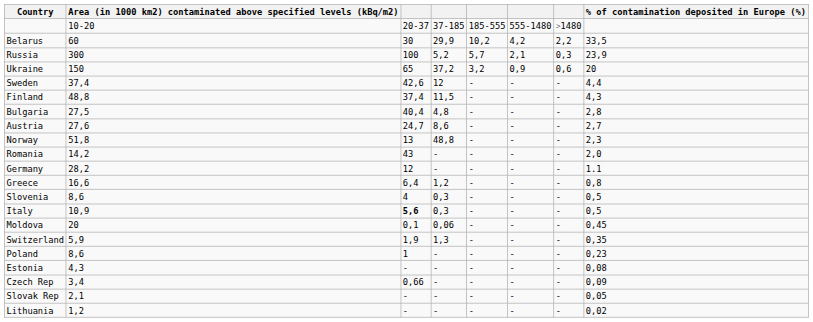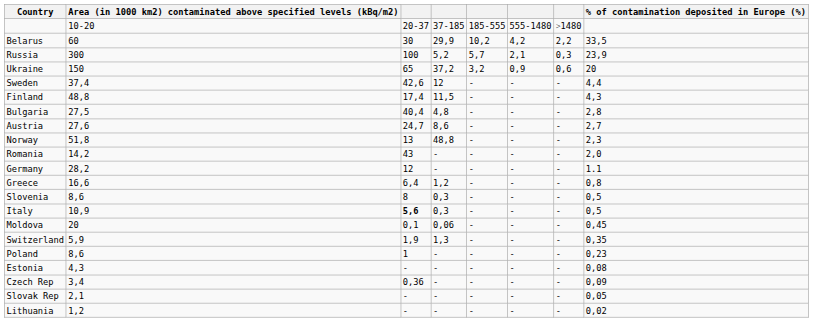(413, 97) 37,4 -> (413, 97) 17,4
(405, 197) 4 -> (405, 197) 8
(413, 282) 0,66 -> (413, 282) 0,36
